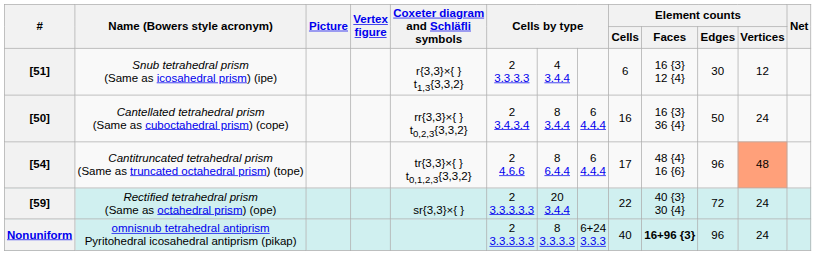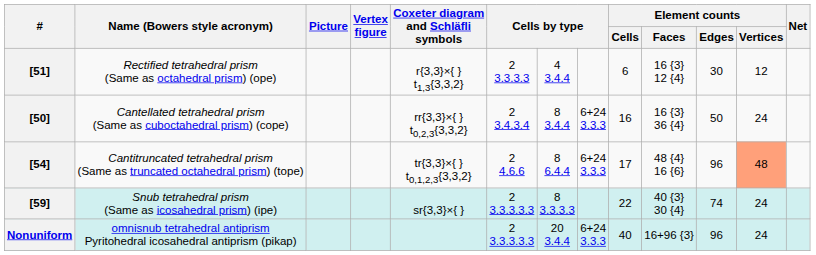(191, 71) Snub tetrahedral prism (Same as icosahedral prism) (ipe) -> (191, 71) Rectified tetrahedral prism (Same as octahedral prism) (ope)
(593, 118) 6 4.4.4 -> (593, 118) 6+24 3.3.3
(593, 164) 6 4.4.4 -> (593, 164) 6+24 3.3.3
(191, 203) Rectified tetrahedral prism (Same as octahedral prism) (ope) -> (191, 203) Snub tetrahedral prism (Same as icosahedral prism) (ipe)
(557, 203) 20 3.4.4 -> (557, 203) 8 3.3.3.3
(718, 203) 72 -> (717, 203) 74
(557, 234) 8 3.3.3.3 -> (557, 234) 20 3.4.4
(670, 234) bold -> (669, 234) normal
